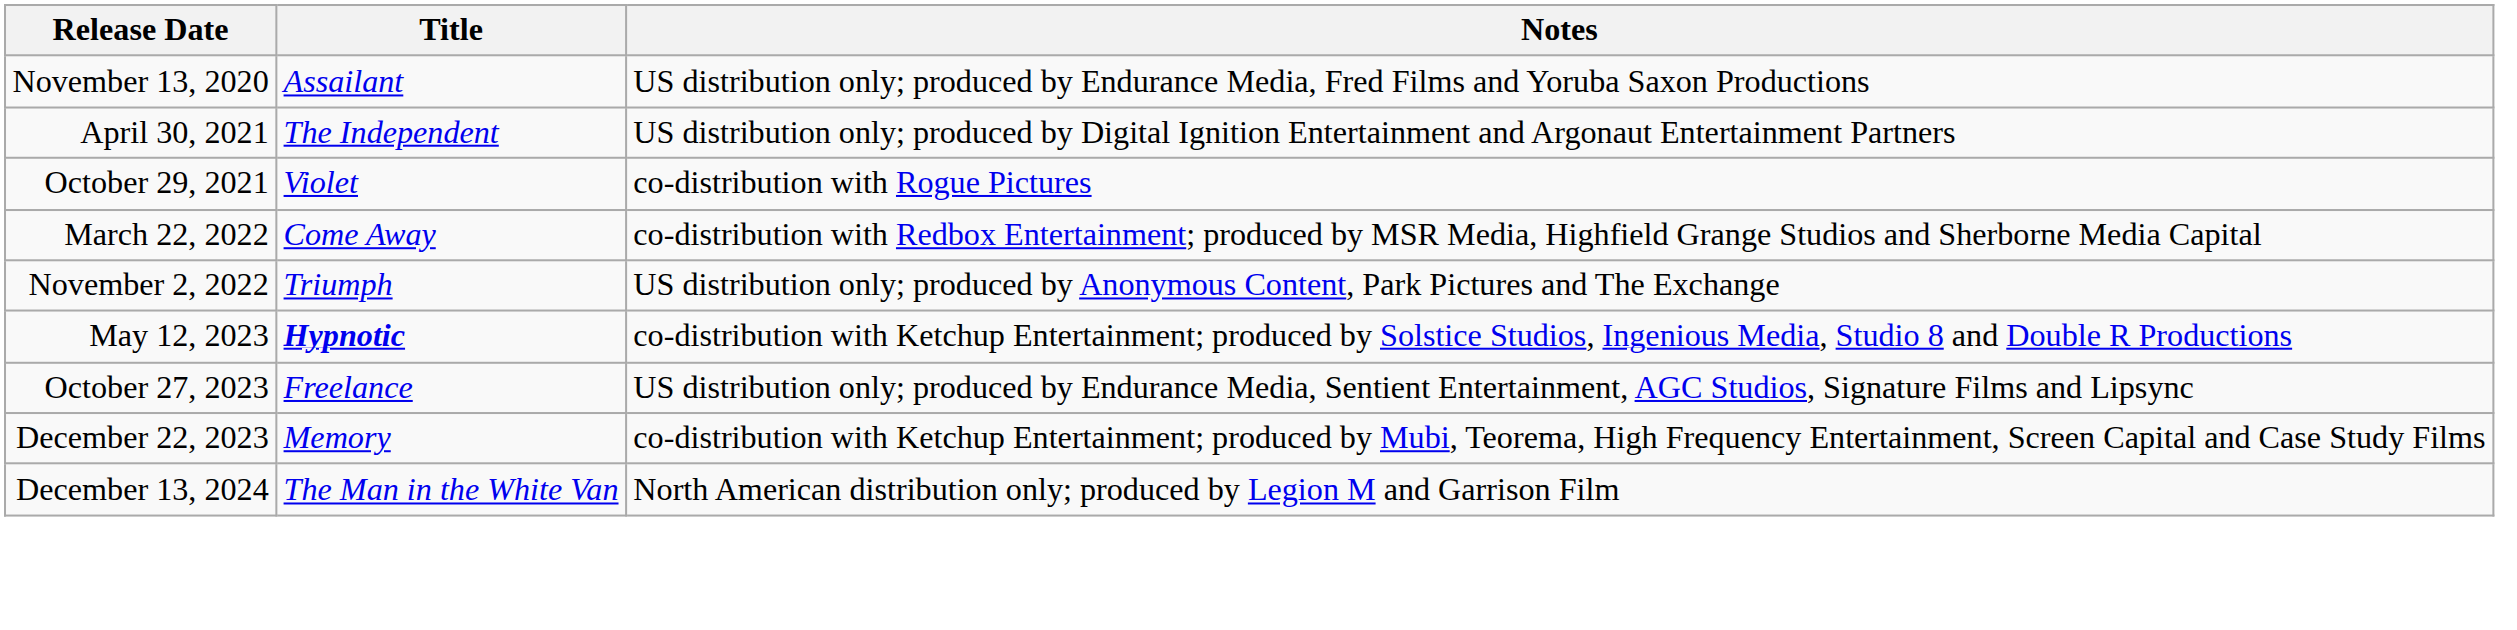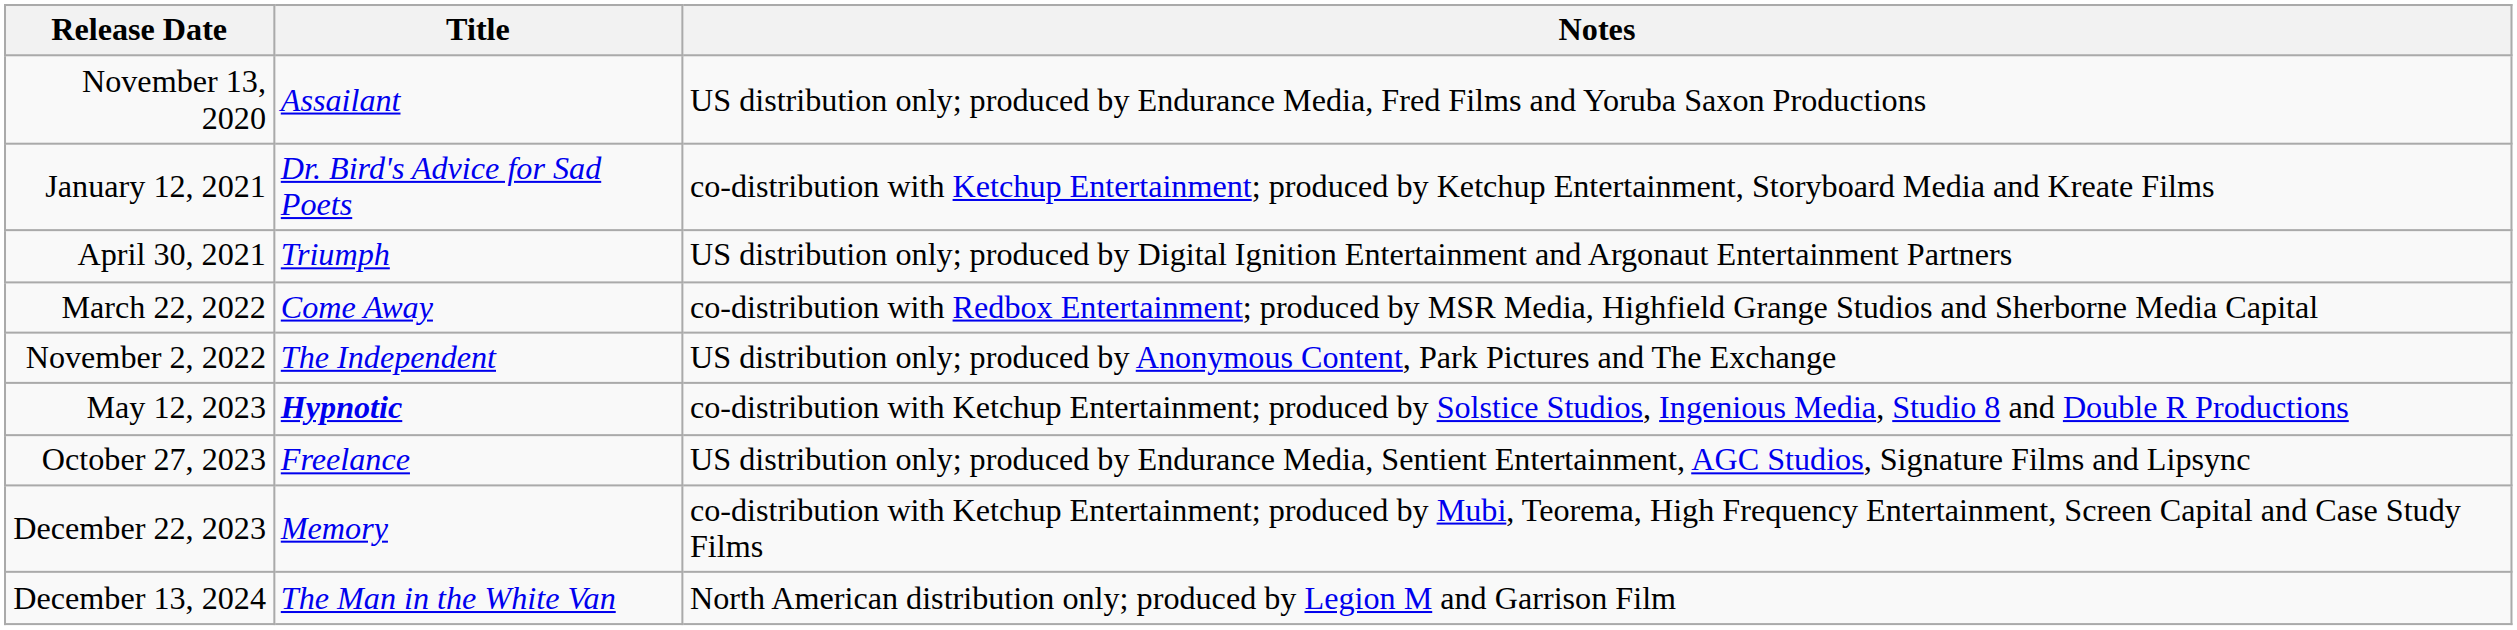+ row: (156, 186)
(391, 132) The Independent -> (335, 255) Triumph
- row: (157, 183)
(338, 285) Triumph -> (388, 357) The Independent
